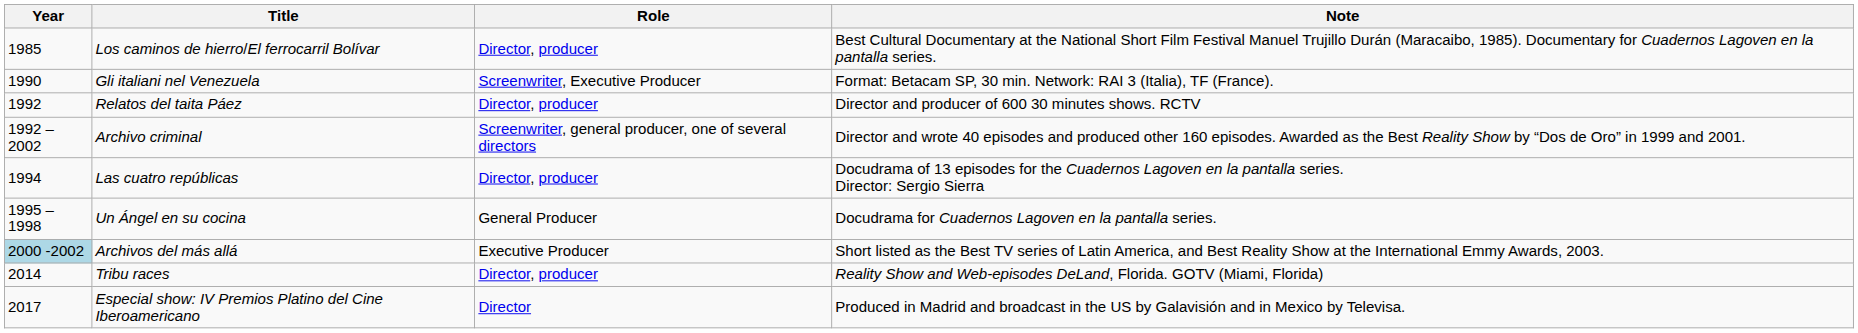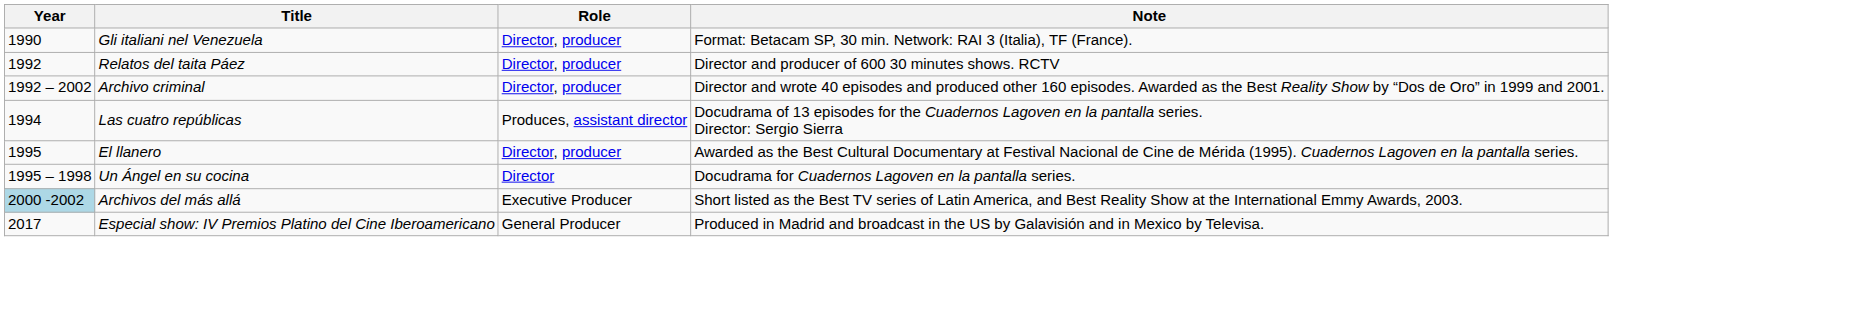- row: (237, 48)
(590, 81) Screenwriter, Executive Producer -> (561, 40) Director, producer
(632, 137) Screenwriter, general producer, one of several directors -> (561, 87) Director, producer
(538, 177) Director, producer -> (594, 120) Produces, assistant director
+ row: (130, 152)
(538, 218) General Producer -> (528, 176) Director
- row: (132, 274)
(505, 307) Director -> (561, 224) General Producer
